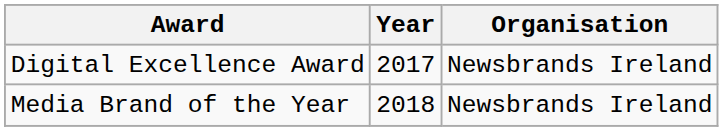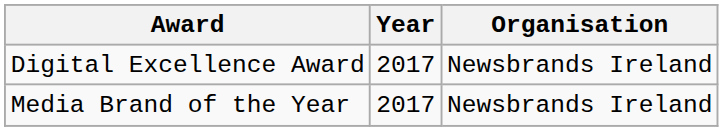(406, 105) 2018 -> (406, 105) 2017
